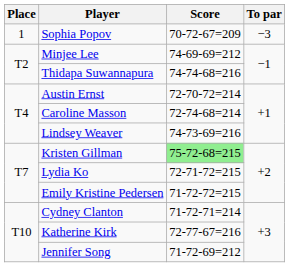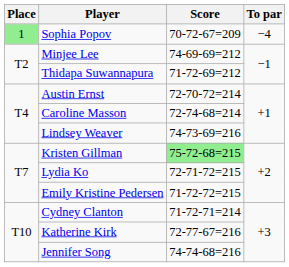(21, 34) no background -> (21, 34) lightgreen background
(264, 34) −3 -> (264, 34) −4
(205, 73) 74-74-68=216 -> (205, 73) 71-72-69=212
(205, 251) 71-72-69=212 -> (205, 251) 74-74-68=216
